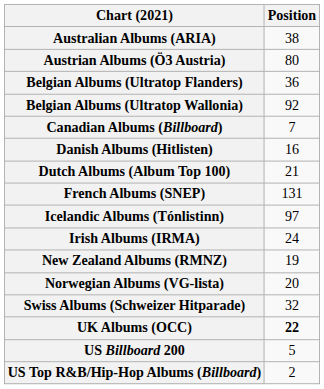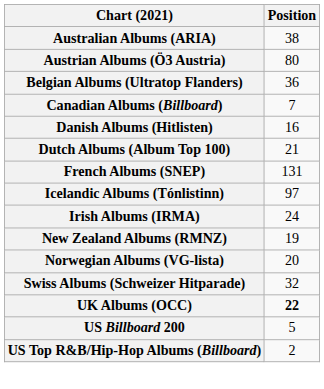- row: (134, 104)
